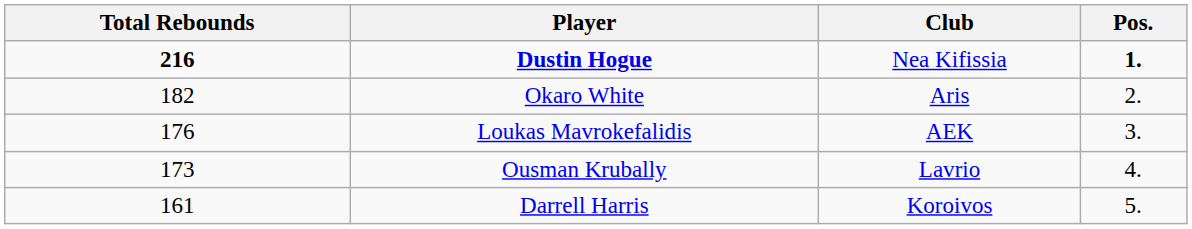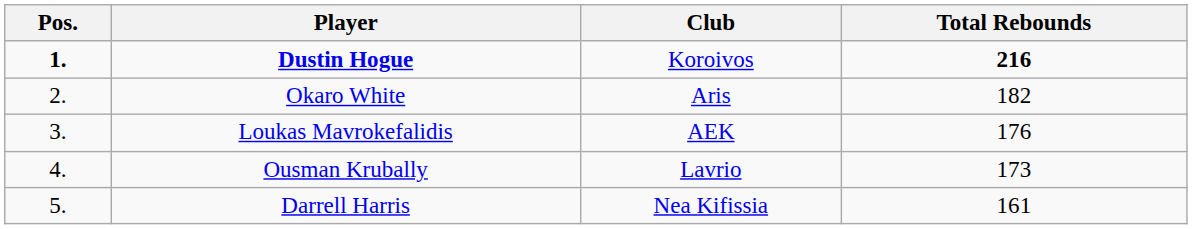columns swapped: (1133, 22) <-> (177, 22)
(950, 59) Nea Kifissia -> (711, 59) Koroivos
(950, 205) Koroivos -> (711, 205) Nea Kifissia
